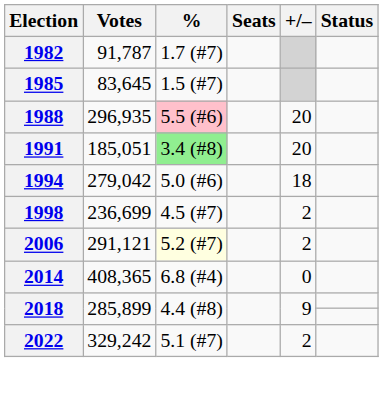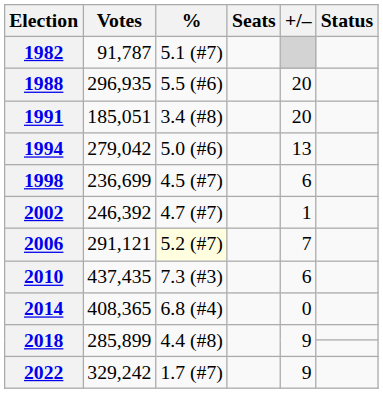(192, 51) 1.7 (#7) -> (192, 51) 5.1 (#7)
- row: (44, 83)
(192, 115) pink background -> (192, 83) no background
(192, 147) lightgreen background -> (192, 115) no background
(302, 179) 18 -> (302, 147) 13
(307, 211) 2 -> (307, 179) 6
+ row: (44, 211)
(307, 243) 2 -> (307, 243) 7
+ row: (44, 275)
(192, 339) 5.1 (#7) -> (192, 371) 1.7 (#7)
(307, 339) 2 -> (307, 371) 9
